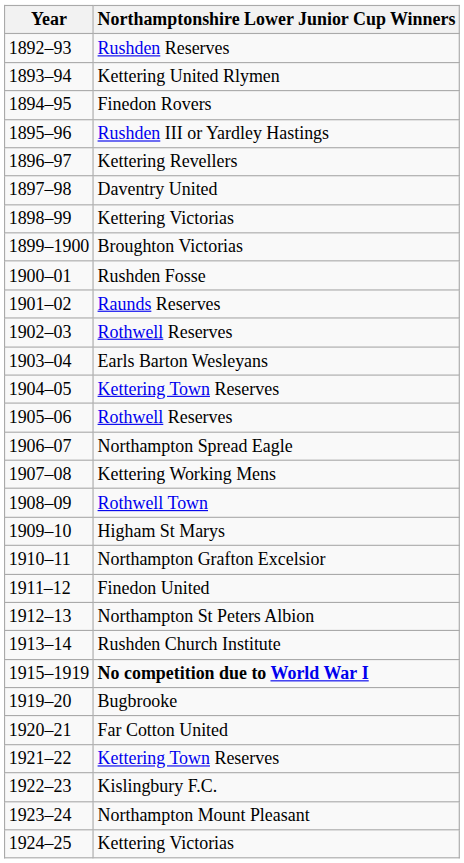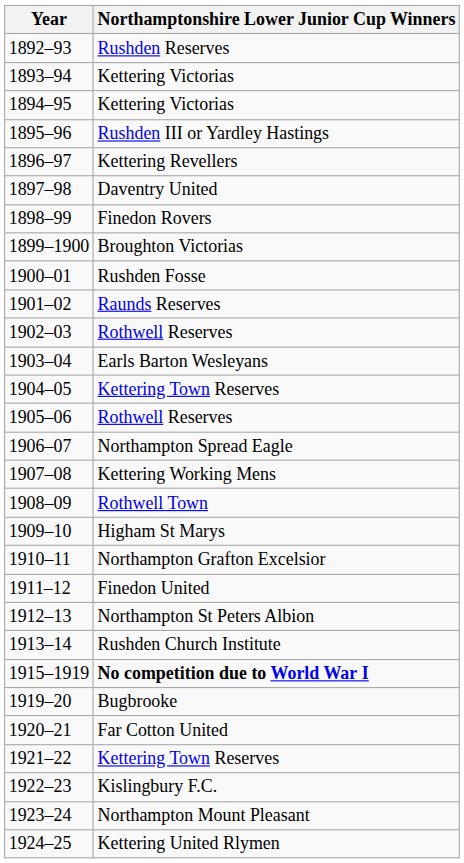(189, 76) Kettering United Rlymen -> (166, 76) Kettering Victorias
(155, 104) Finedon Rovers -> (166, 104) Kettering Victorias
(166, 218) Kettering Victorias -> (155, 218) Finedon Rovers
(166, 843) Kettering Victorias -> (189, 843) Kettering United Rlymen
